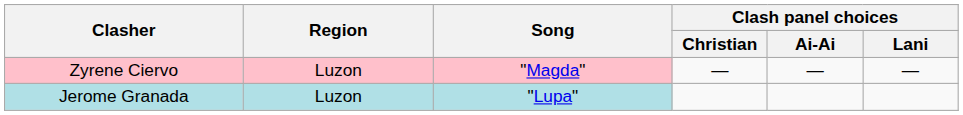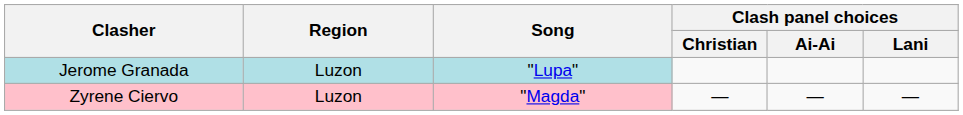rows swapped: (124, 97) <-> (124, 70)
